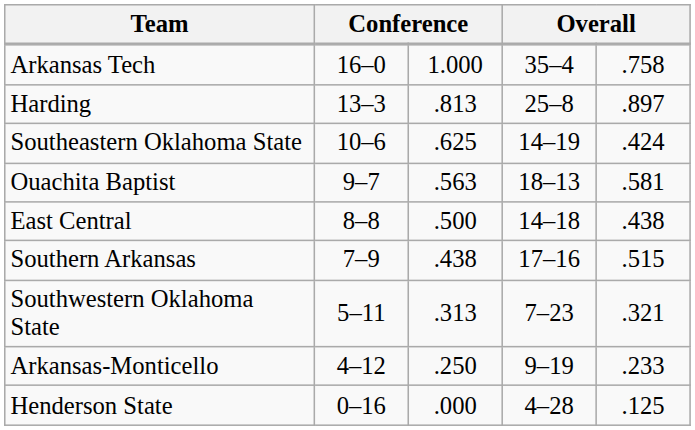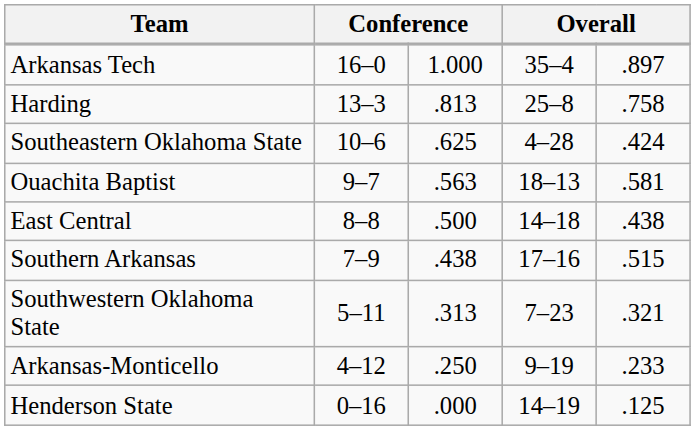(643, 64) .758 -> (643, 64) .897
(643, 103) .897 -> (643, 103) .758
(549, 142) 14–19 -> (549, 142) 4–28
(549, 404) 4–28 -> (549, 404) 14–19
